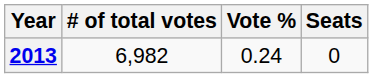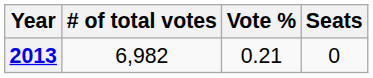(261, 55) 0.24 -> (261, 55) 0.21
